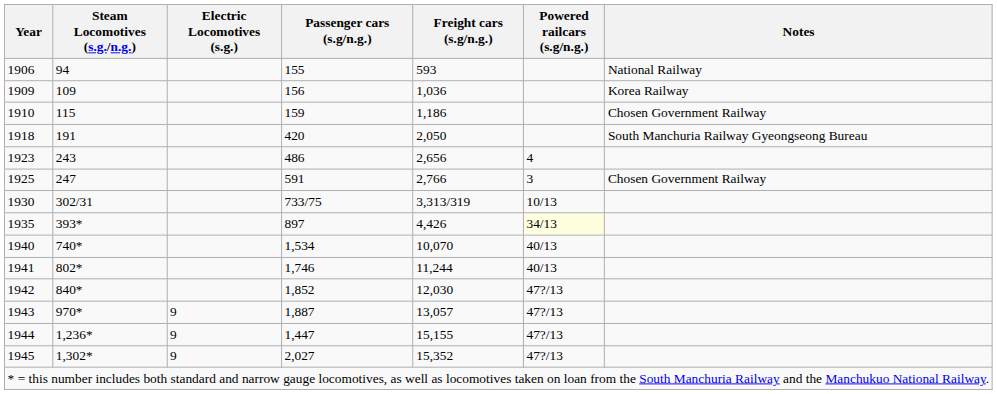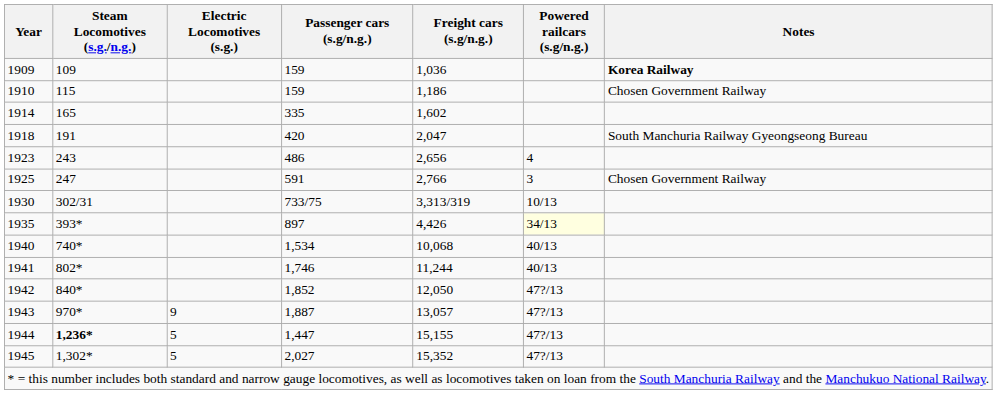- row: (21, 69)
(294, 91) 156 -> (294, 69) 159
(648, 91) normal -> (651, 69) bold
+ row: (21, 113)
(431, 135) 2,050 -> (431, 135) 2,047
(435, 246) 10,070 -> (435, 246) 10,068
(435, 290) 12,030 -> (435, 290) 12,050
(74, 334) normal -> (74, 334) bold
(173, 334) 9 -> (173, 334) 5
(173, 356) 9 -> (173, 356) 5
